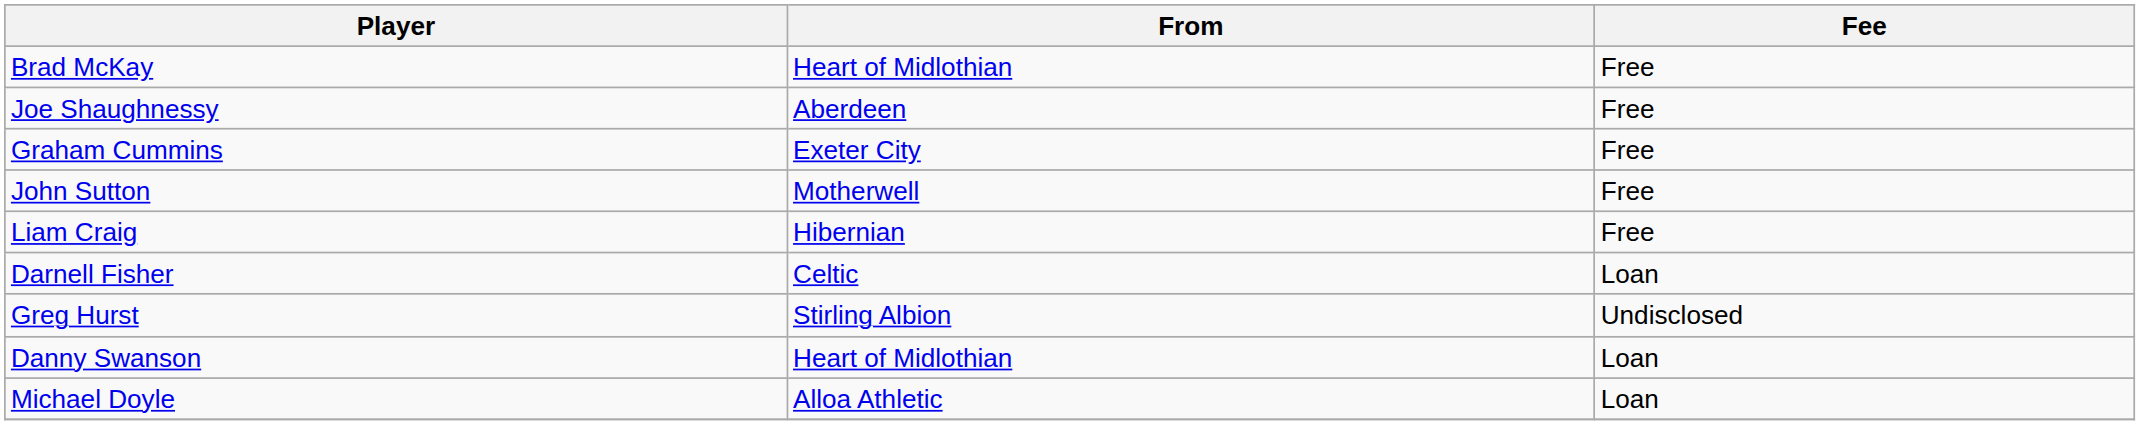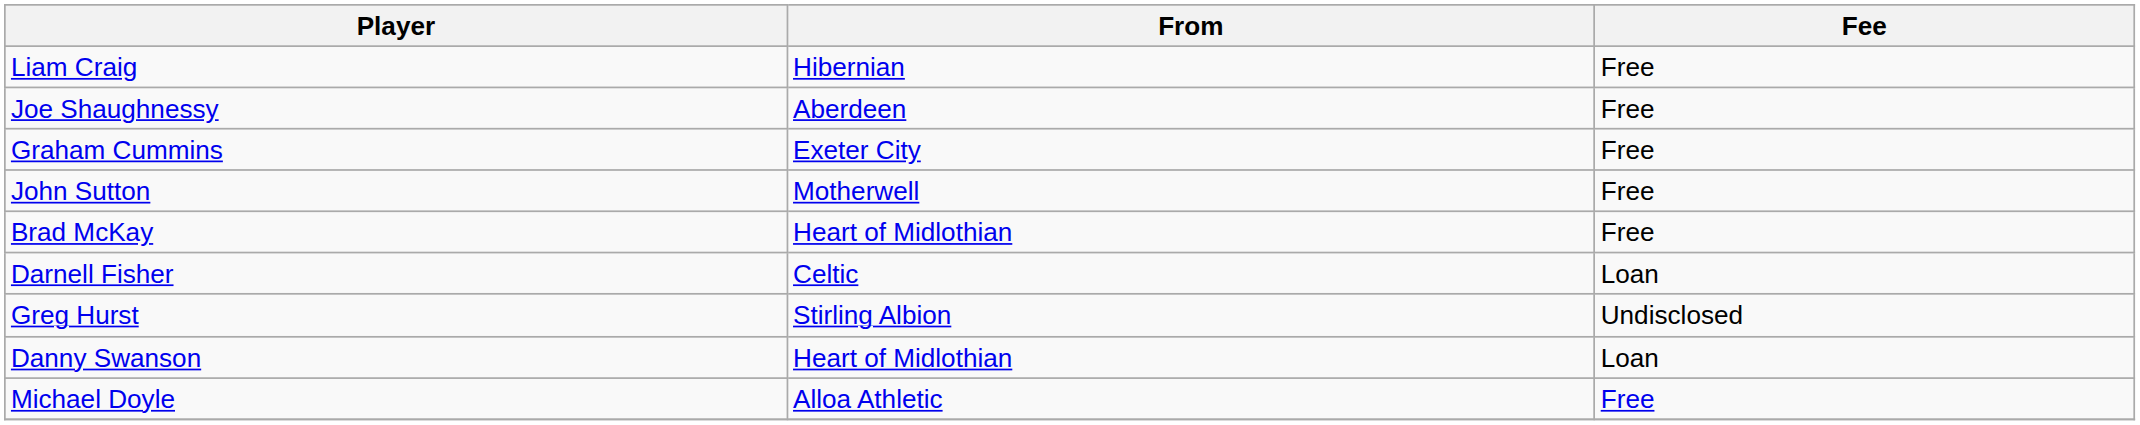rows swapped: (82, 67) <-> (74, 233)
(1630, 398) Loan -> (1628, 398) Free
